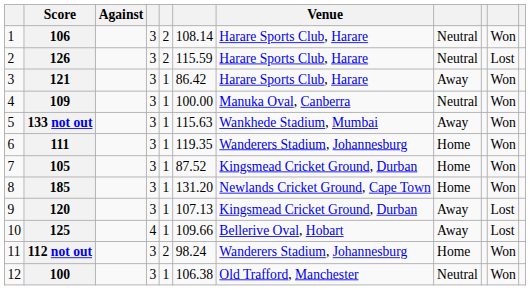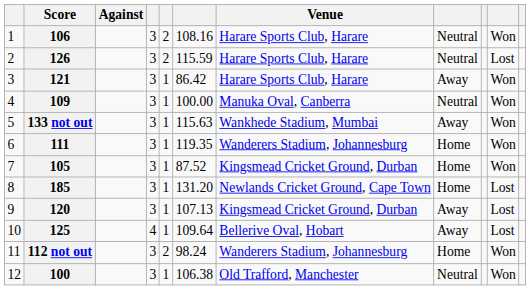(194, 36) 108.14 -> (194, 36) 108.16
(503, 187) Won -> (502, 187) Lost
(194, 230) 109.66 -> (194, 230) 109.64
